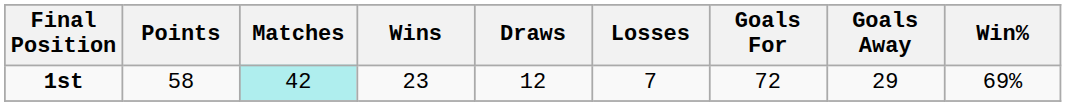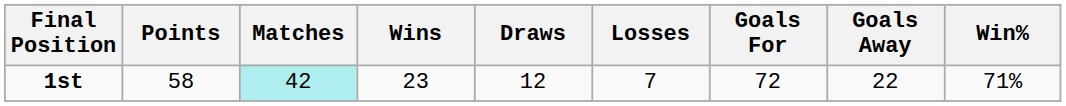(885, 83) 29 -> (885, 83) 22
(1003, 83) 69% -> (1003, 83) 71%
